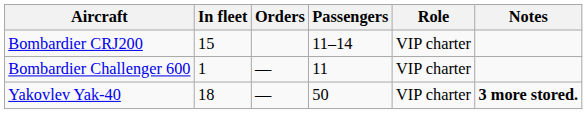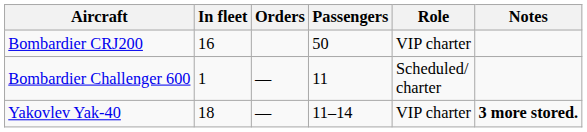(206, 43) 15 -> (206, 43) 16
(332, 43) 11–14 -> (320, 43) 50
(433, 69) VIP charter -> (432, 78) Scheduled/ charter
(320, 95) 50 -> (332, 113) 11–14
